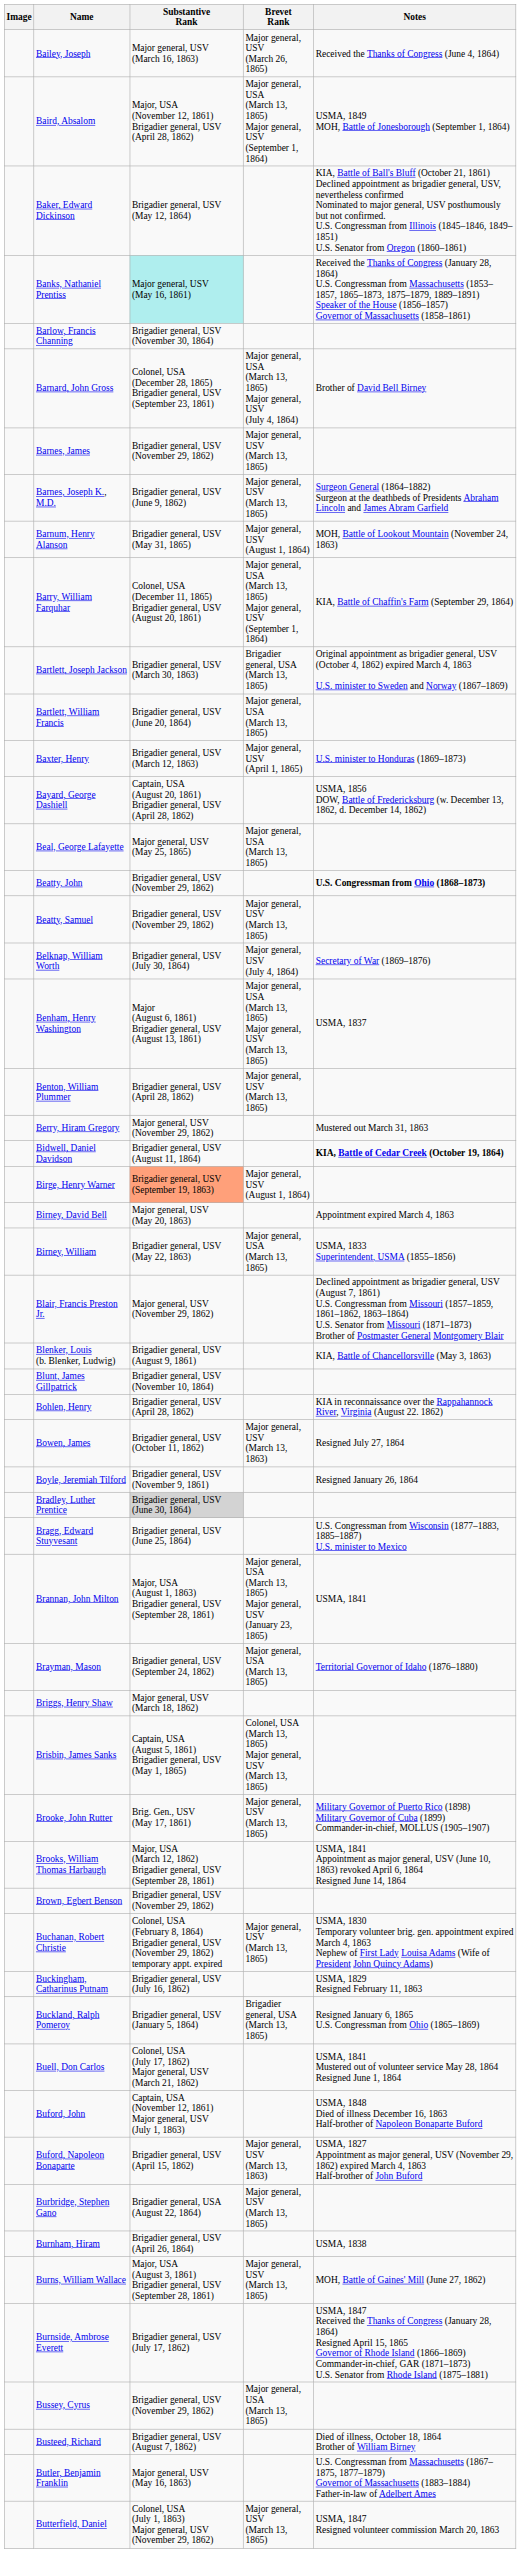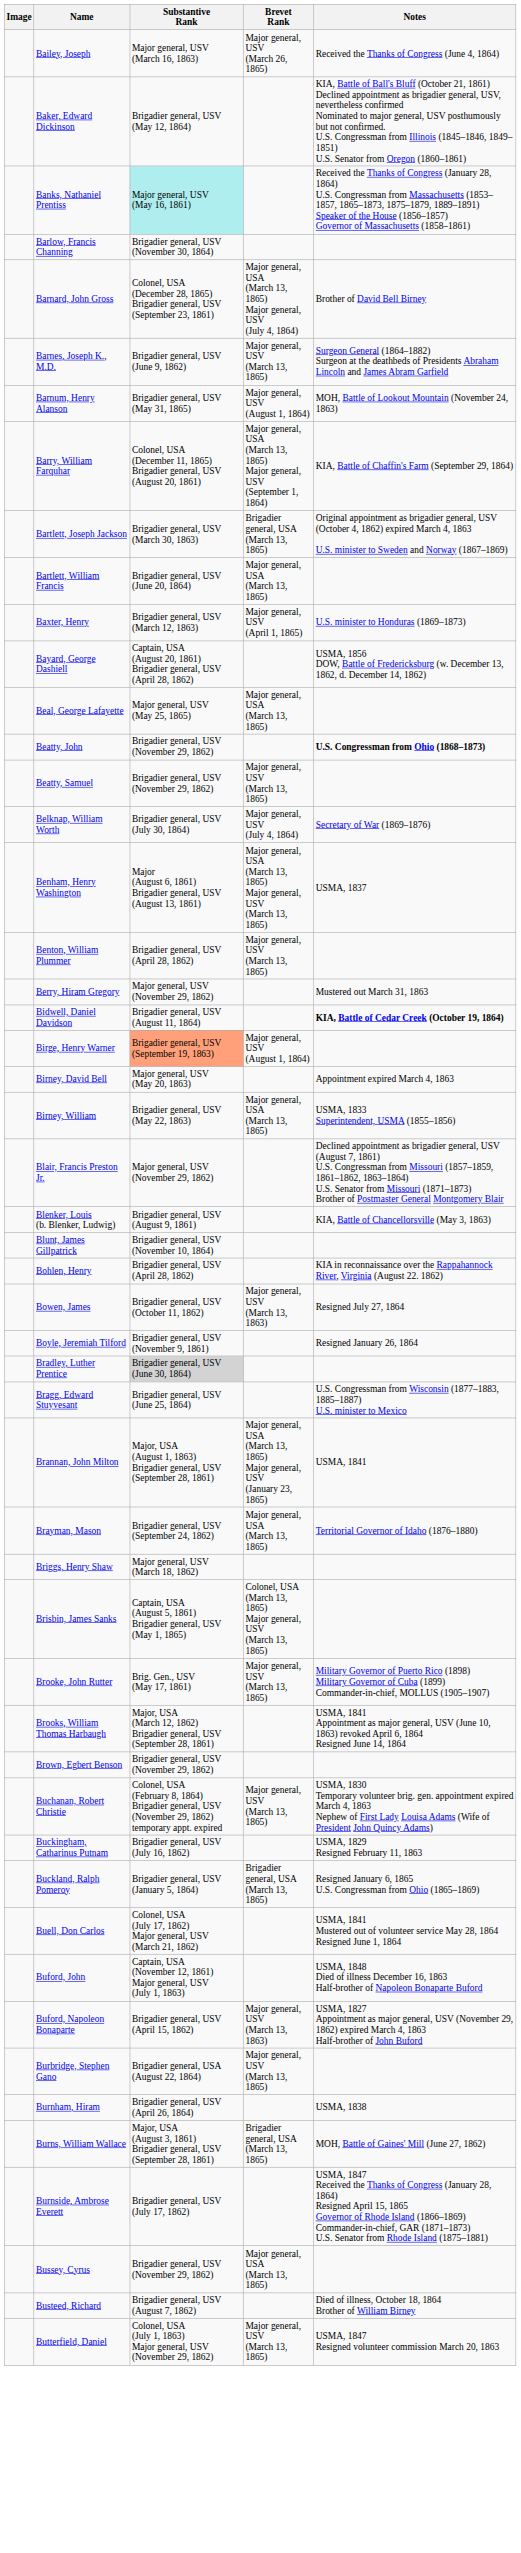- row: (66, 121)
- row: (63, 451)
(273, 2280) Major general, USV (March 13, 1865) -> (271, 2144) Brigadier general, USA (March 13, 1865)
- row: (68, 2478)
